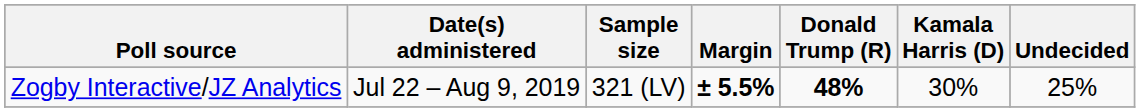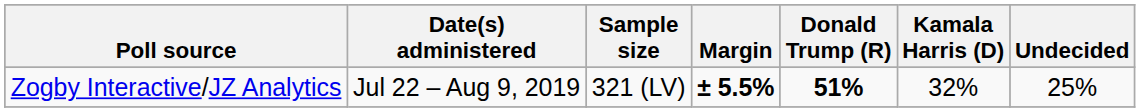(839, 87) 48% -> (839, 87) 51%
(953, 87) 30% -> (953, 87) 32%
